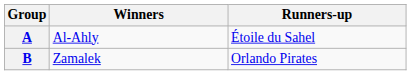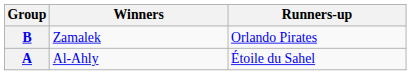rows swapped: (27, 37) <-> (27, 59)
